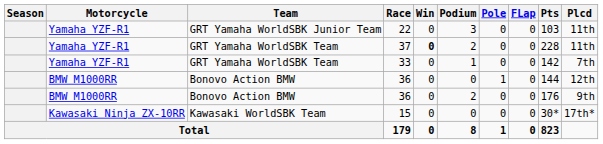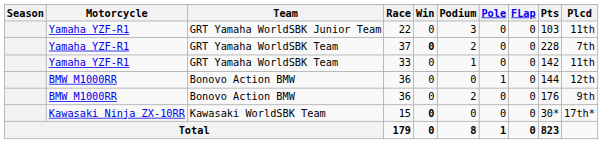(583, 46) 11th -> (586, 46) 7th
(586, 63) 7th -> (583, 63) 11th
(431, 113) normal -> (431, 113) bold
